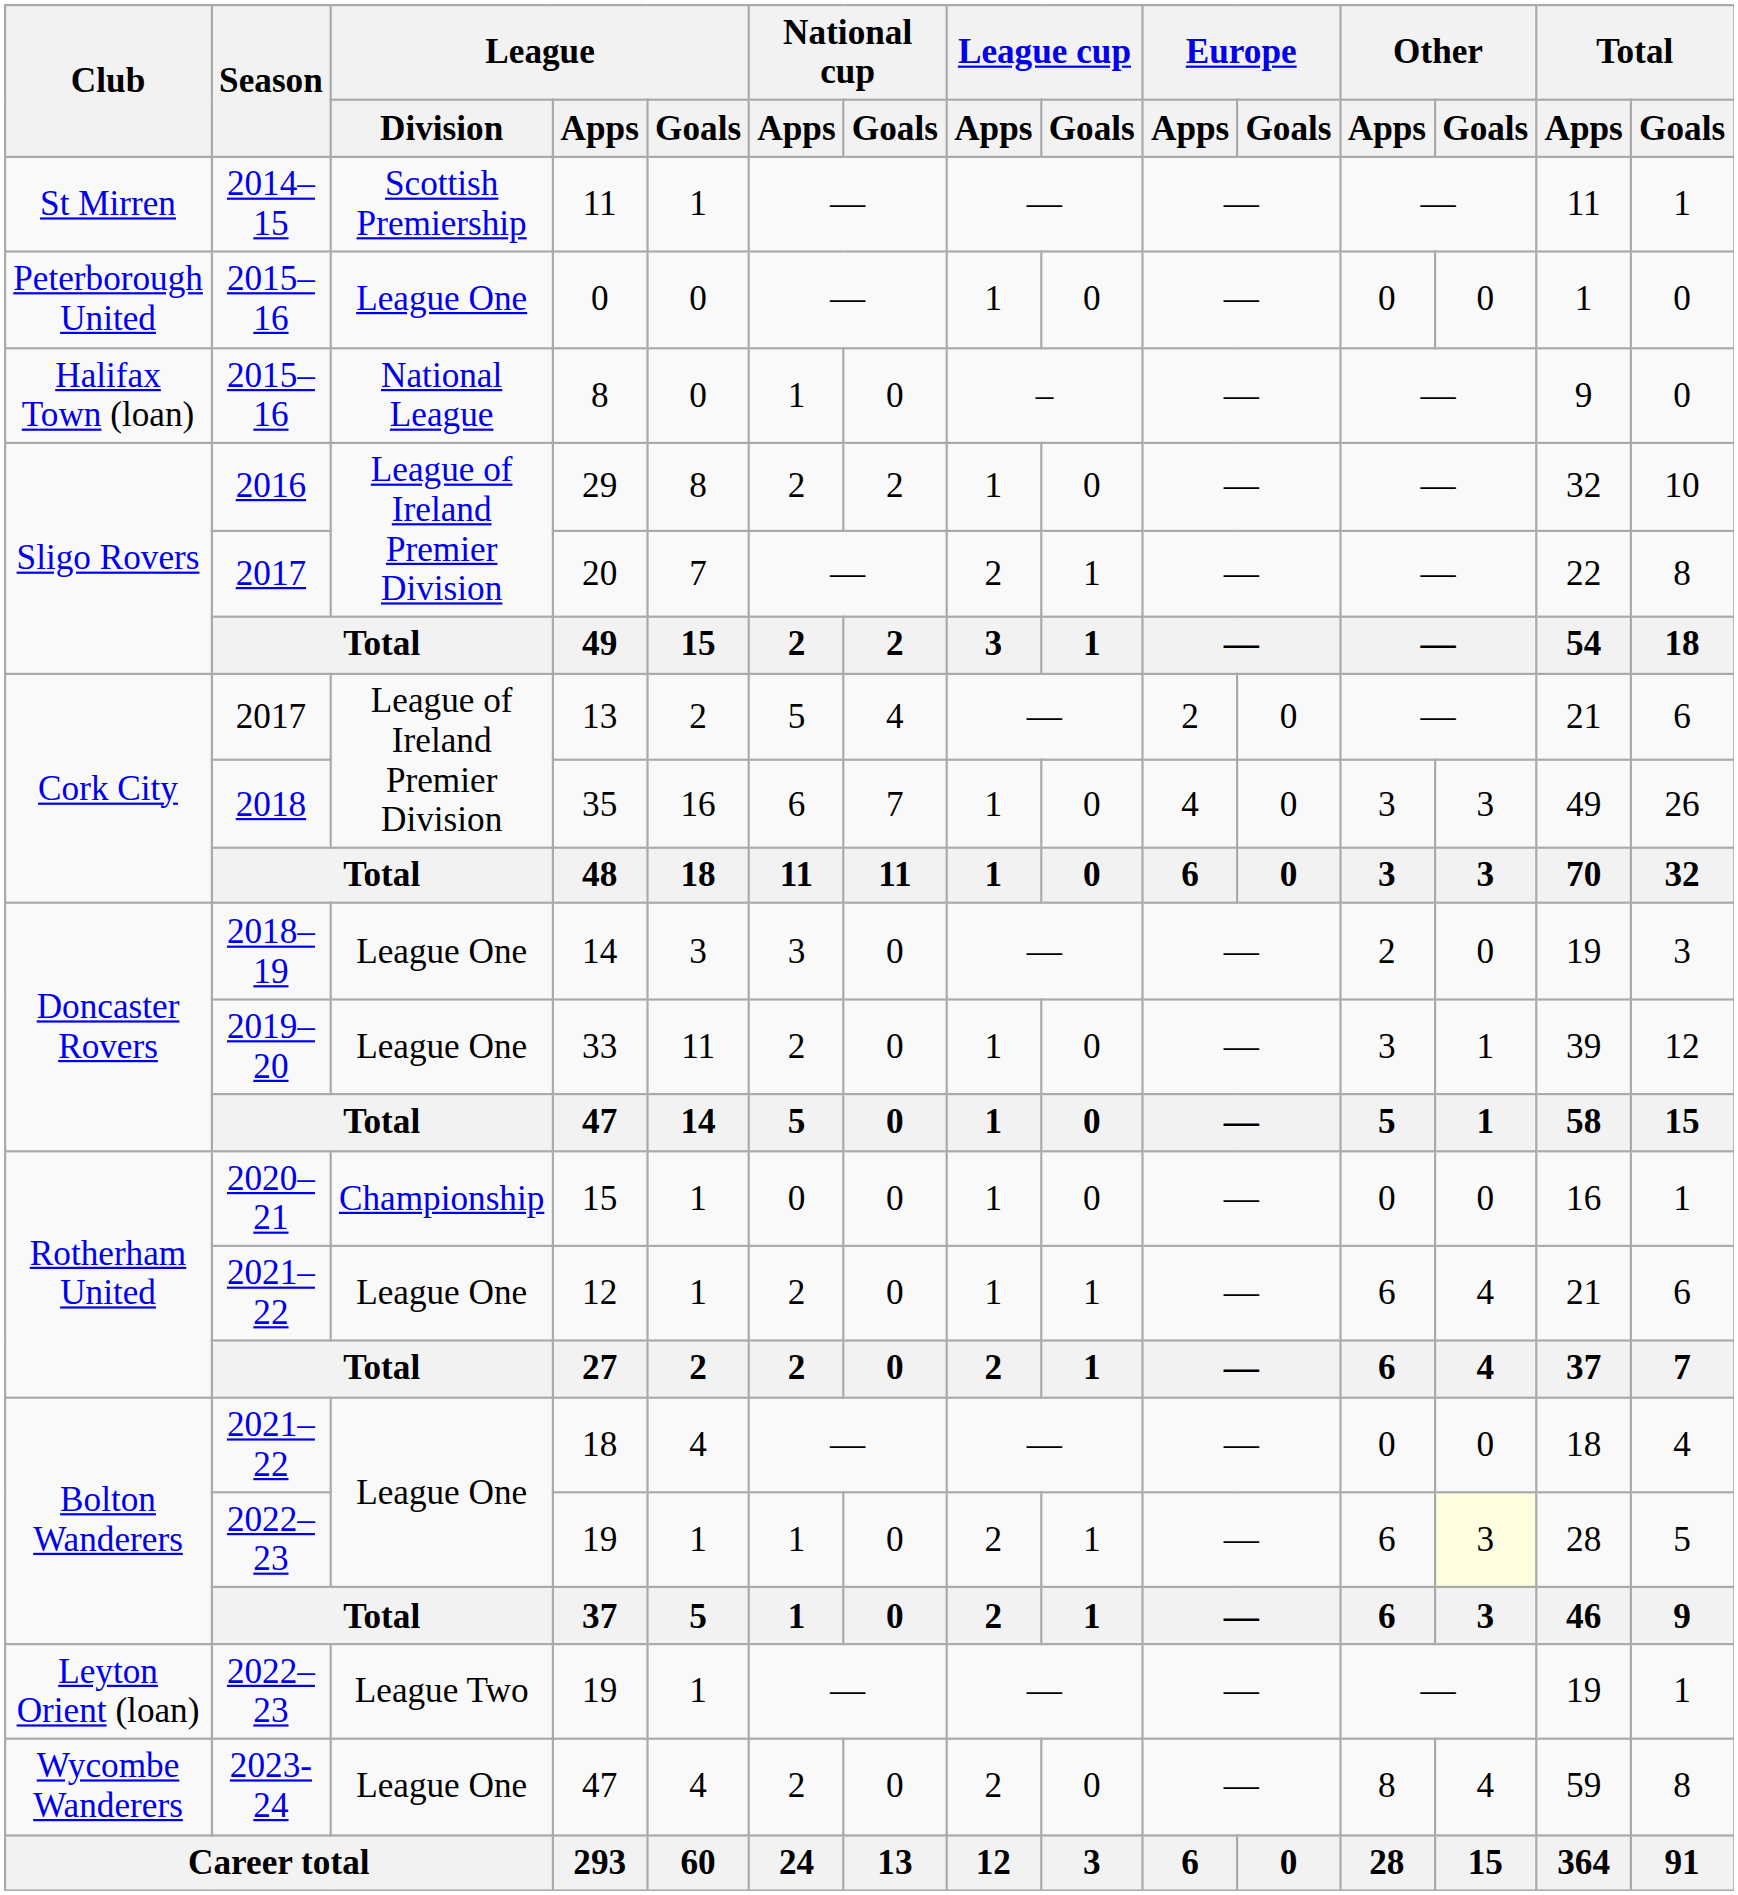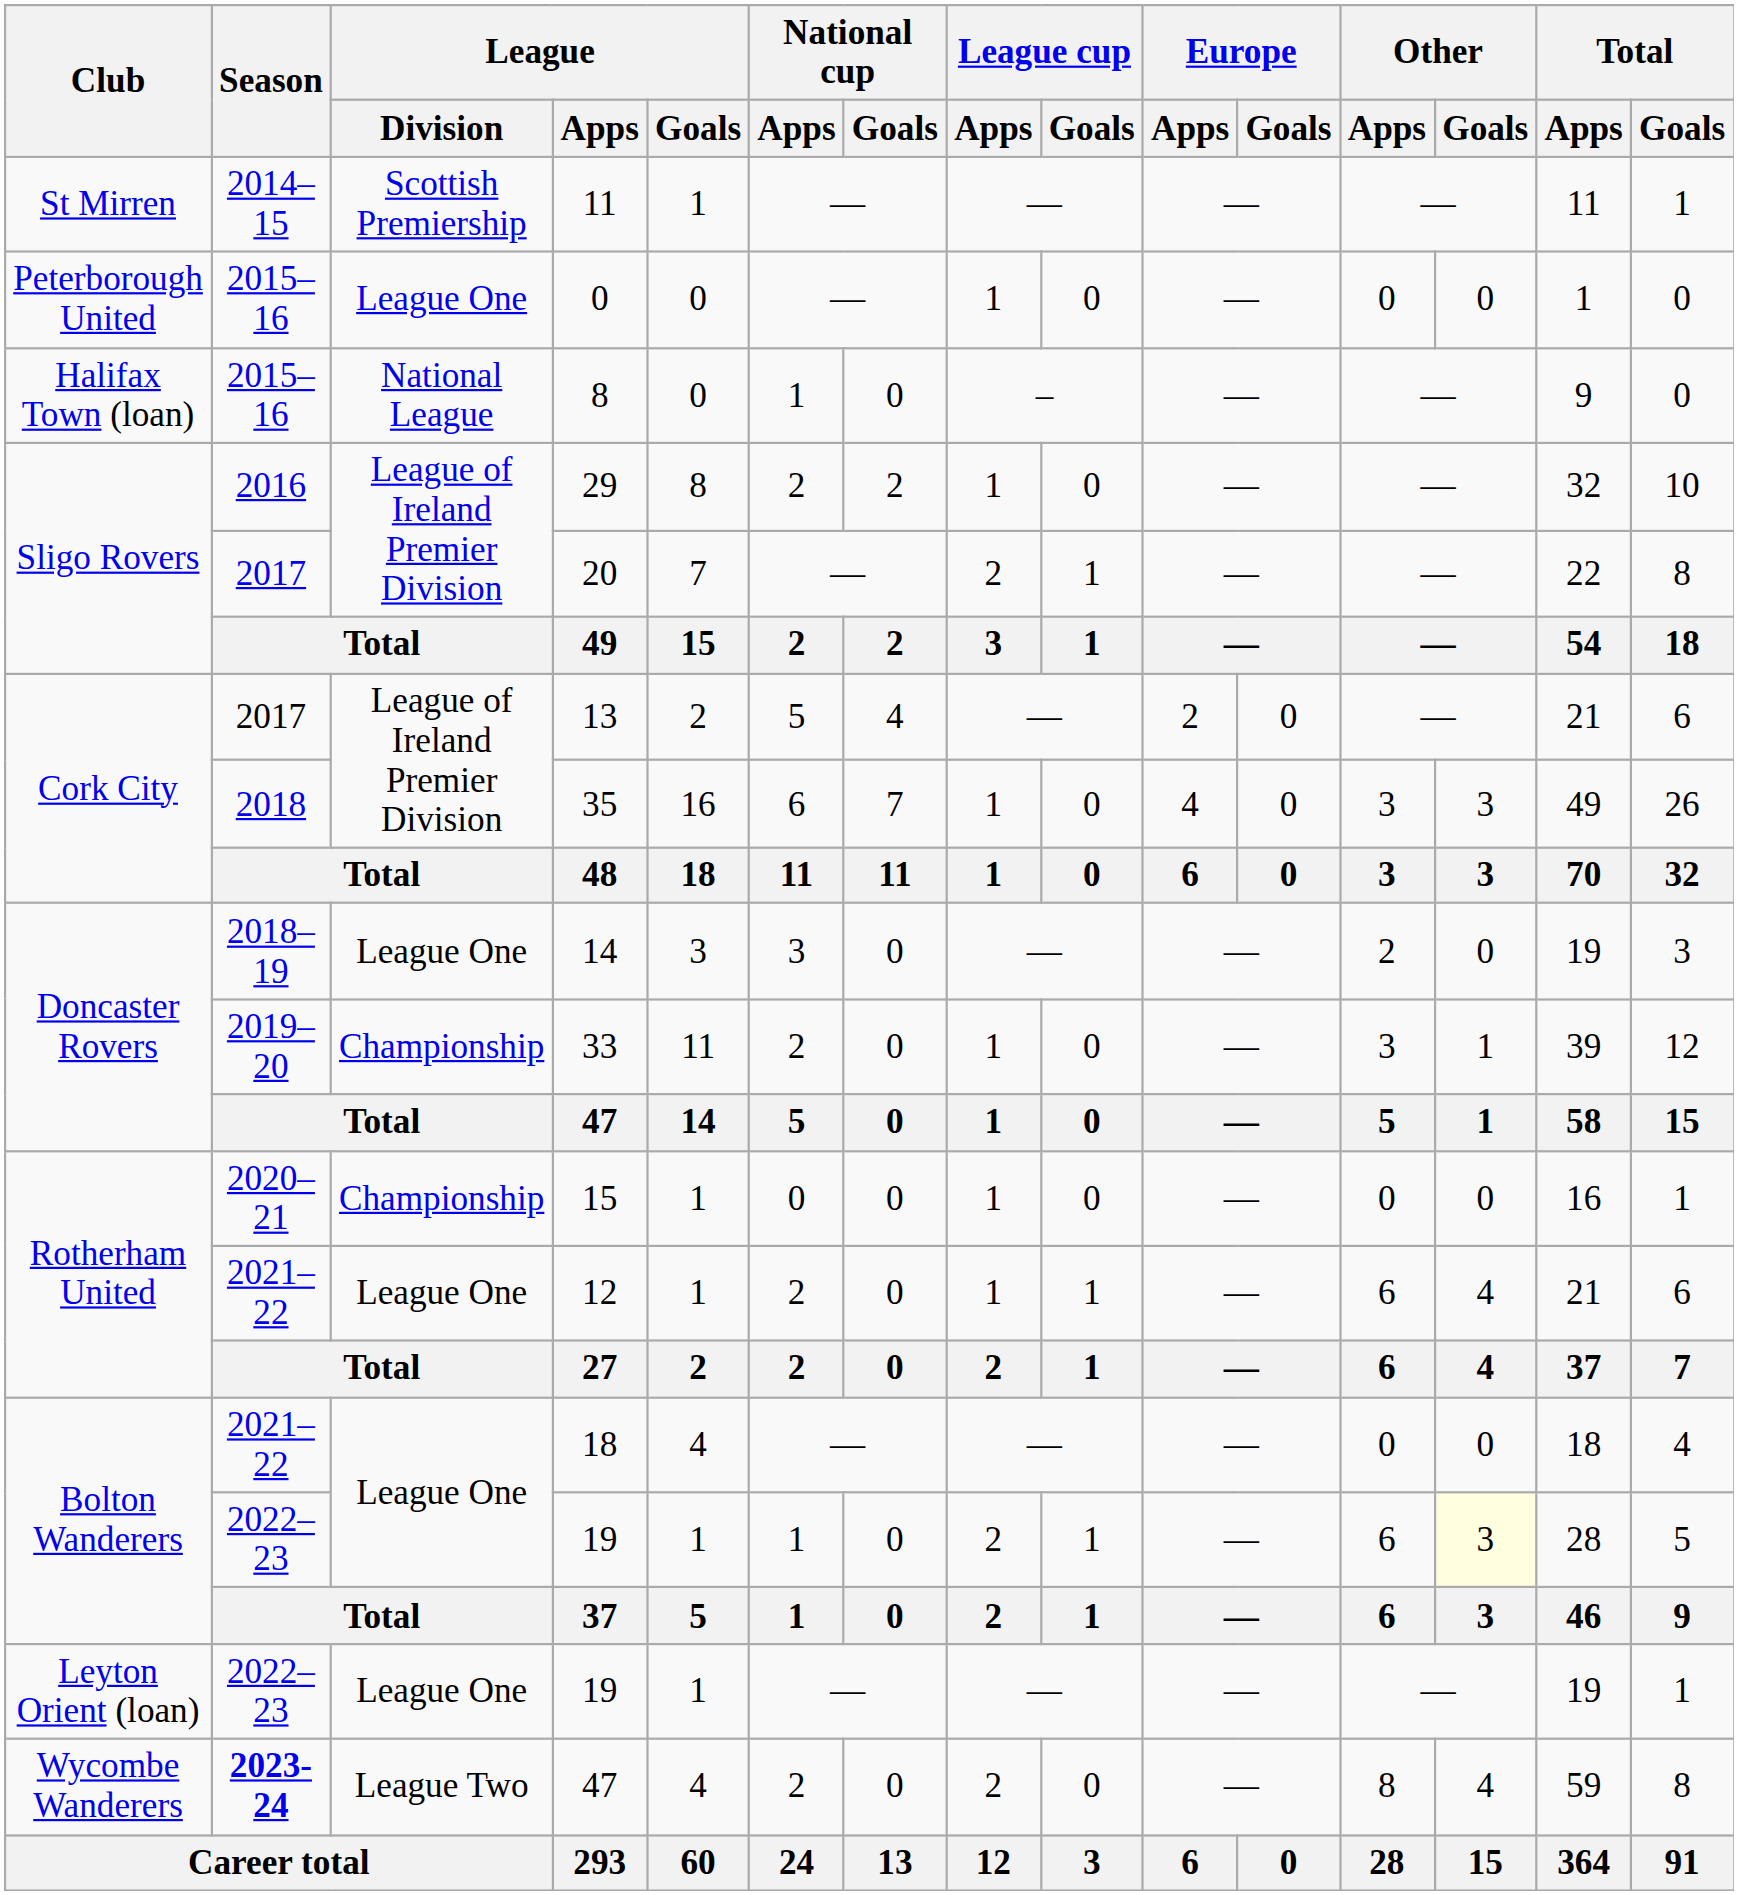(442, 1046) League One -> (442, 1046) Championship
(442, 1690) League Two -> (442, 1690) League One
(271, 1786) normal -> (271, 1786) bold
(442, 1786) League One -> (442, 1786) League Two
